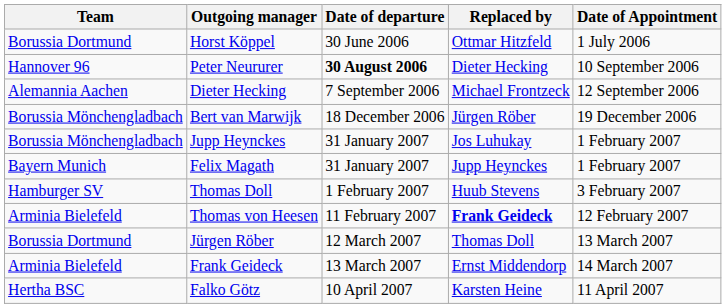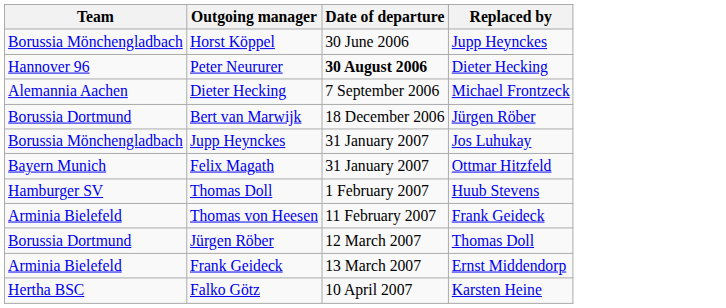- column: (647, 16)
(70, 41) Borussia Dortmund -> (95, 41) Borussia Mönchengladbach
(502, 41) Ottmar Hitzfeld -> (499, 41) Jupp Heynckes
(95, 116) Borussia Mönchengladbach -> (70, 116) Borussia Dortmund
(499, 166) Jupp Heynckes -> (502, 166) Ottmar Hitzfeld
(502, 215) bold -> (498, 215) normal
